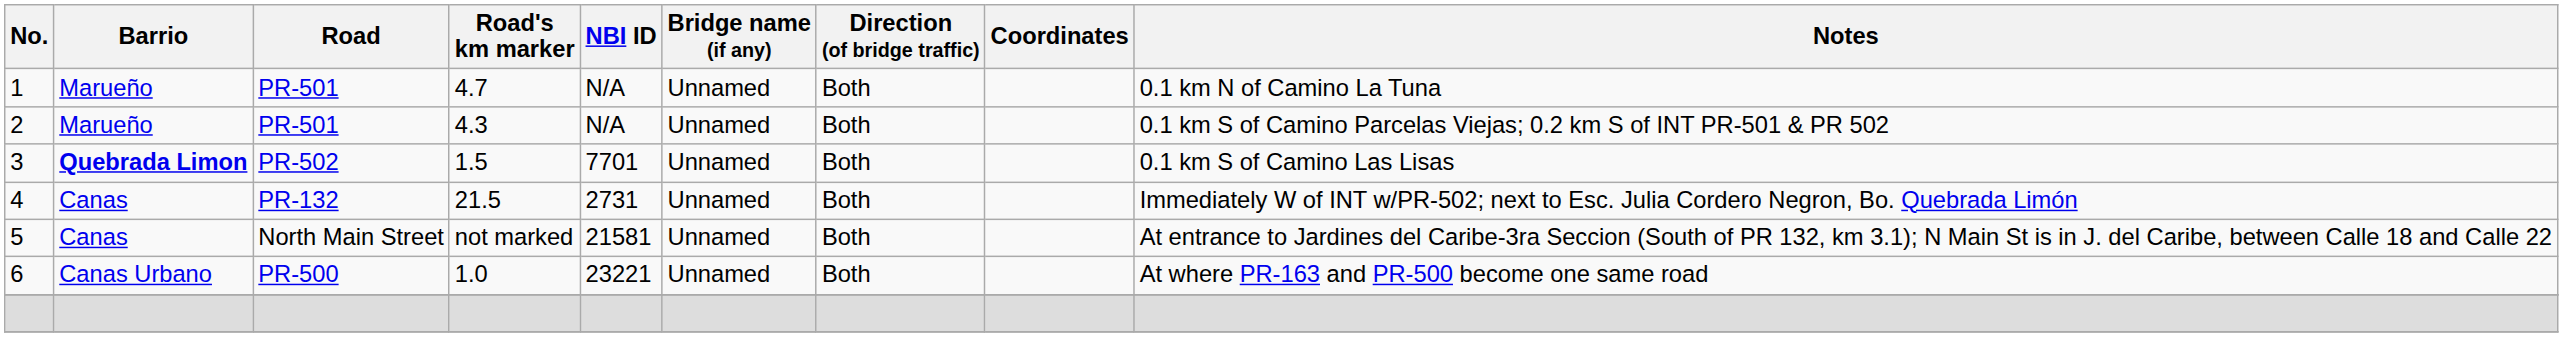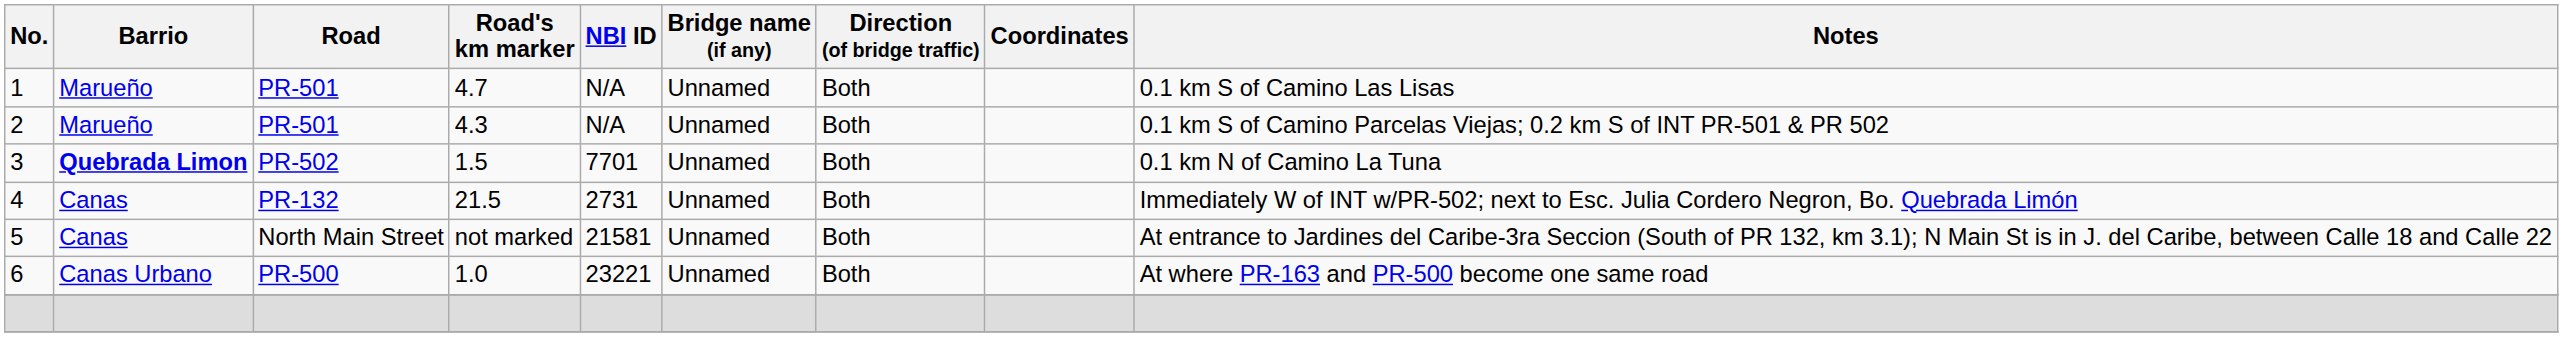(1290, 87) 0.1 km N of Camino La Tuna -> (1297, 87) 0.1 km S of Camino Las Lisas
(1297, 162) 0.1 km S of Camino Las Lisas -> (1290, 162) 0.1 km N of Camino La Tuna
